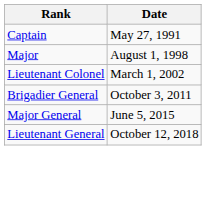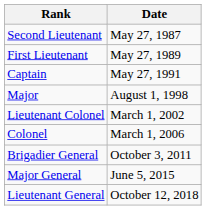+ row: (55, 34)
+ row: (48, 54)
+ row: (27, 134)
